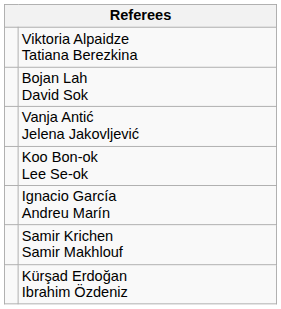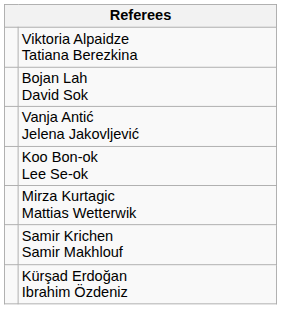- row: (69, 205)
+ row: (79, 205)
